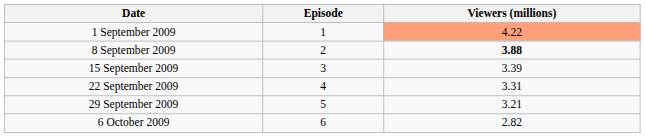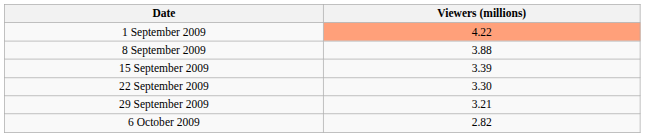- column: (323, 13)
(512, 50) bold -> (482, 50) normal
(512, 86) 3.31 -> (482, 86) 3.30
